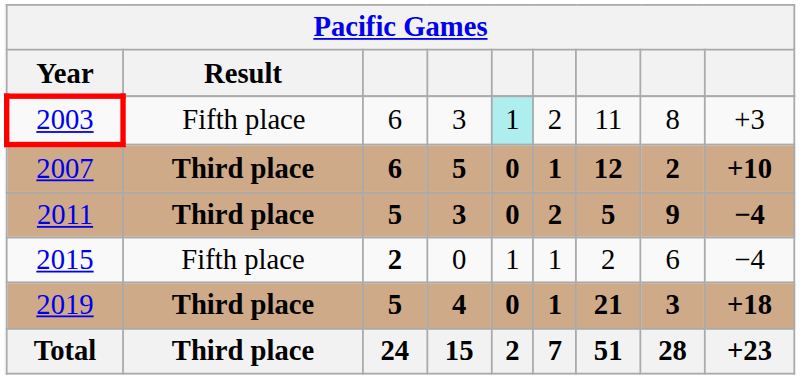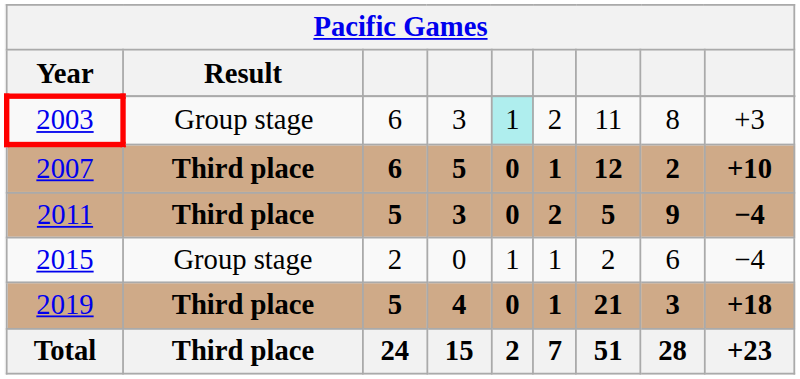(244, 119) Fifth place -> (244, 119) Group stage
(243, 259) Fifth place -> (243, 259) Group stage
(395, 259) bold -> (395, 259) normal
